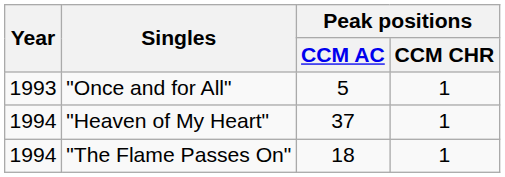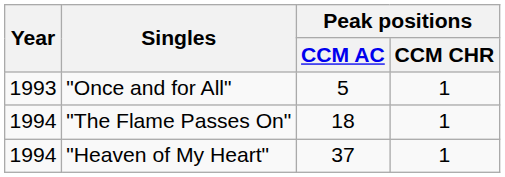rows swapped: (179, 155) <-> (168, 121)
